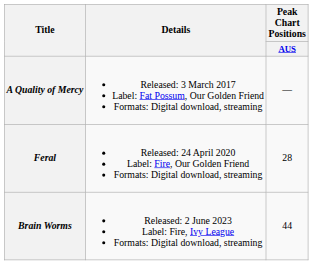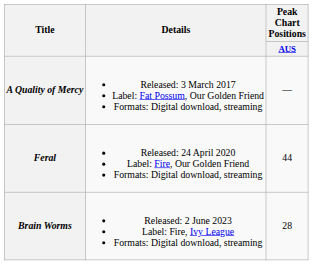(287, 158) 28 -> (287, 158) 44
(287, 226) 44 -> (287, 226) 28
